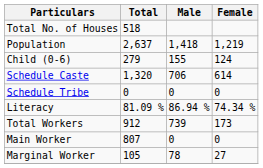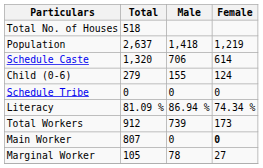rows swapped: (39, 60) <-> (48, 76)
(217, 139) normal -> (217, 139) bold
